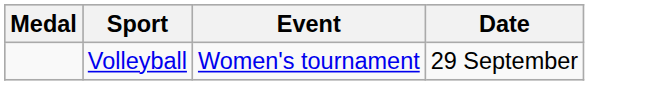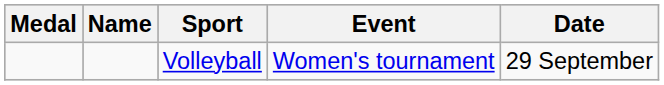+ column: (120, 24)
